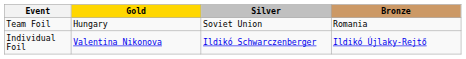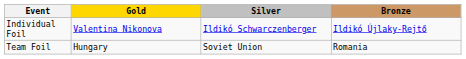rows swapped: (31, 42) <-> (28, 24)
